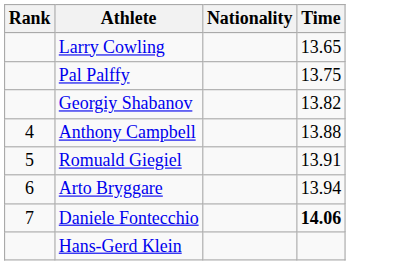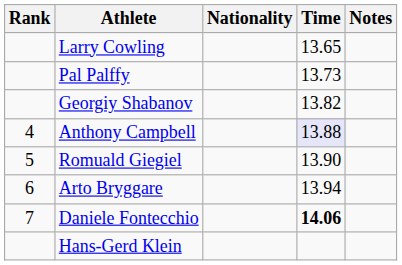+ column: (371, 18)
(321, 75) 13.75 -> (321, 75) 13.73
(321, 132) no background -> (321, 132) lavender background
(321, 160) 13.91 -> (321, 160) 13.90
